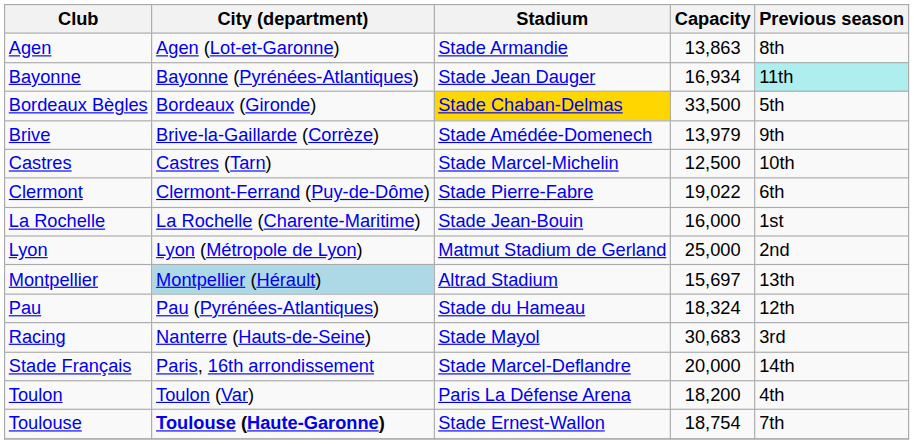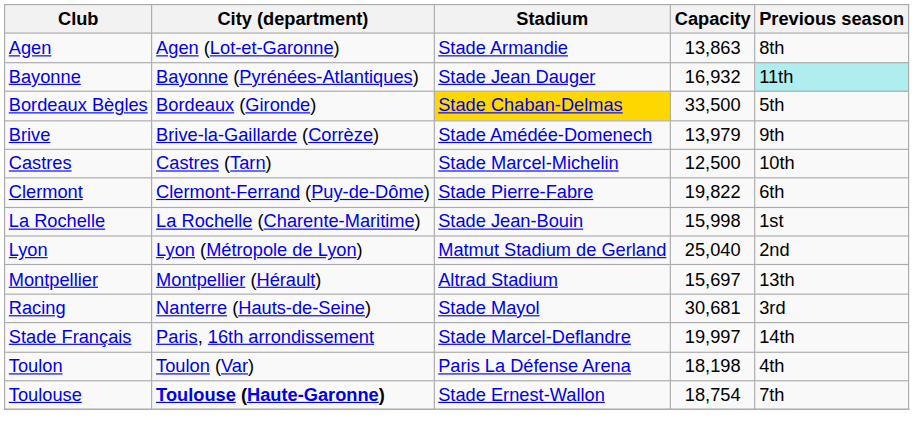(713, 76) 16,934 -> (713, 76) 16,932
(713, 192) 19,022 -> (713, 192) 19,822
(713, 221) 16,000 -> (713, 221) 15,998
(713, 250) 25,000 -> (713, 250) 25,040
(239, 279) lightblue background -> (239, 279) no background
- row: (25, 308)
(713, 337) 30,683 -> (713, 308) 30,681
(713, 366) 20,000 -> (713, 337) 19,997
(713, 395) 18,200 -> (713, 366) 18,198
